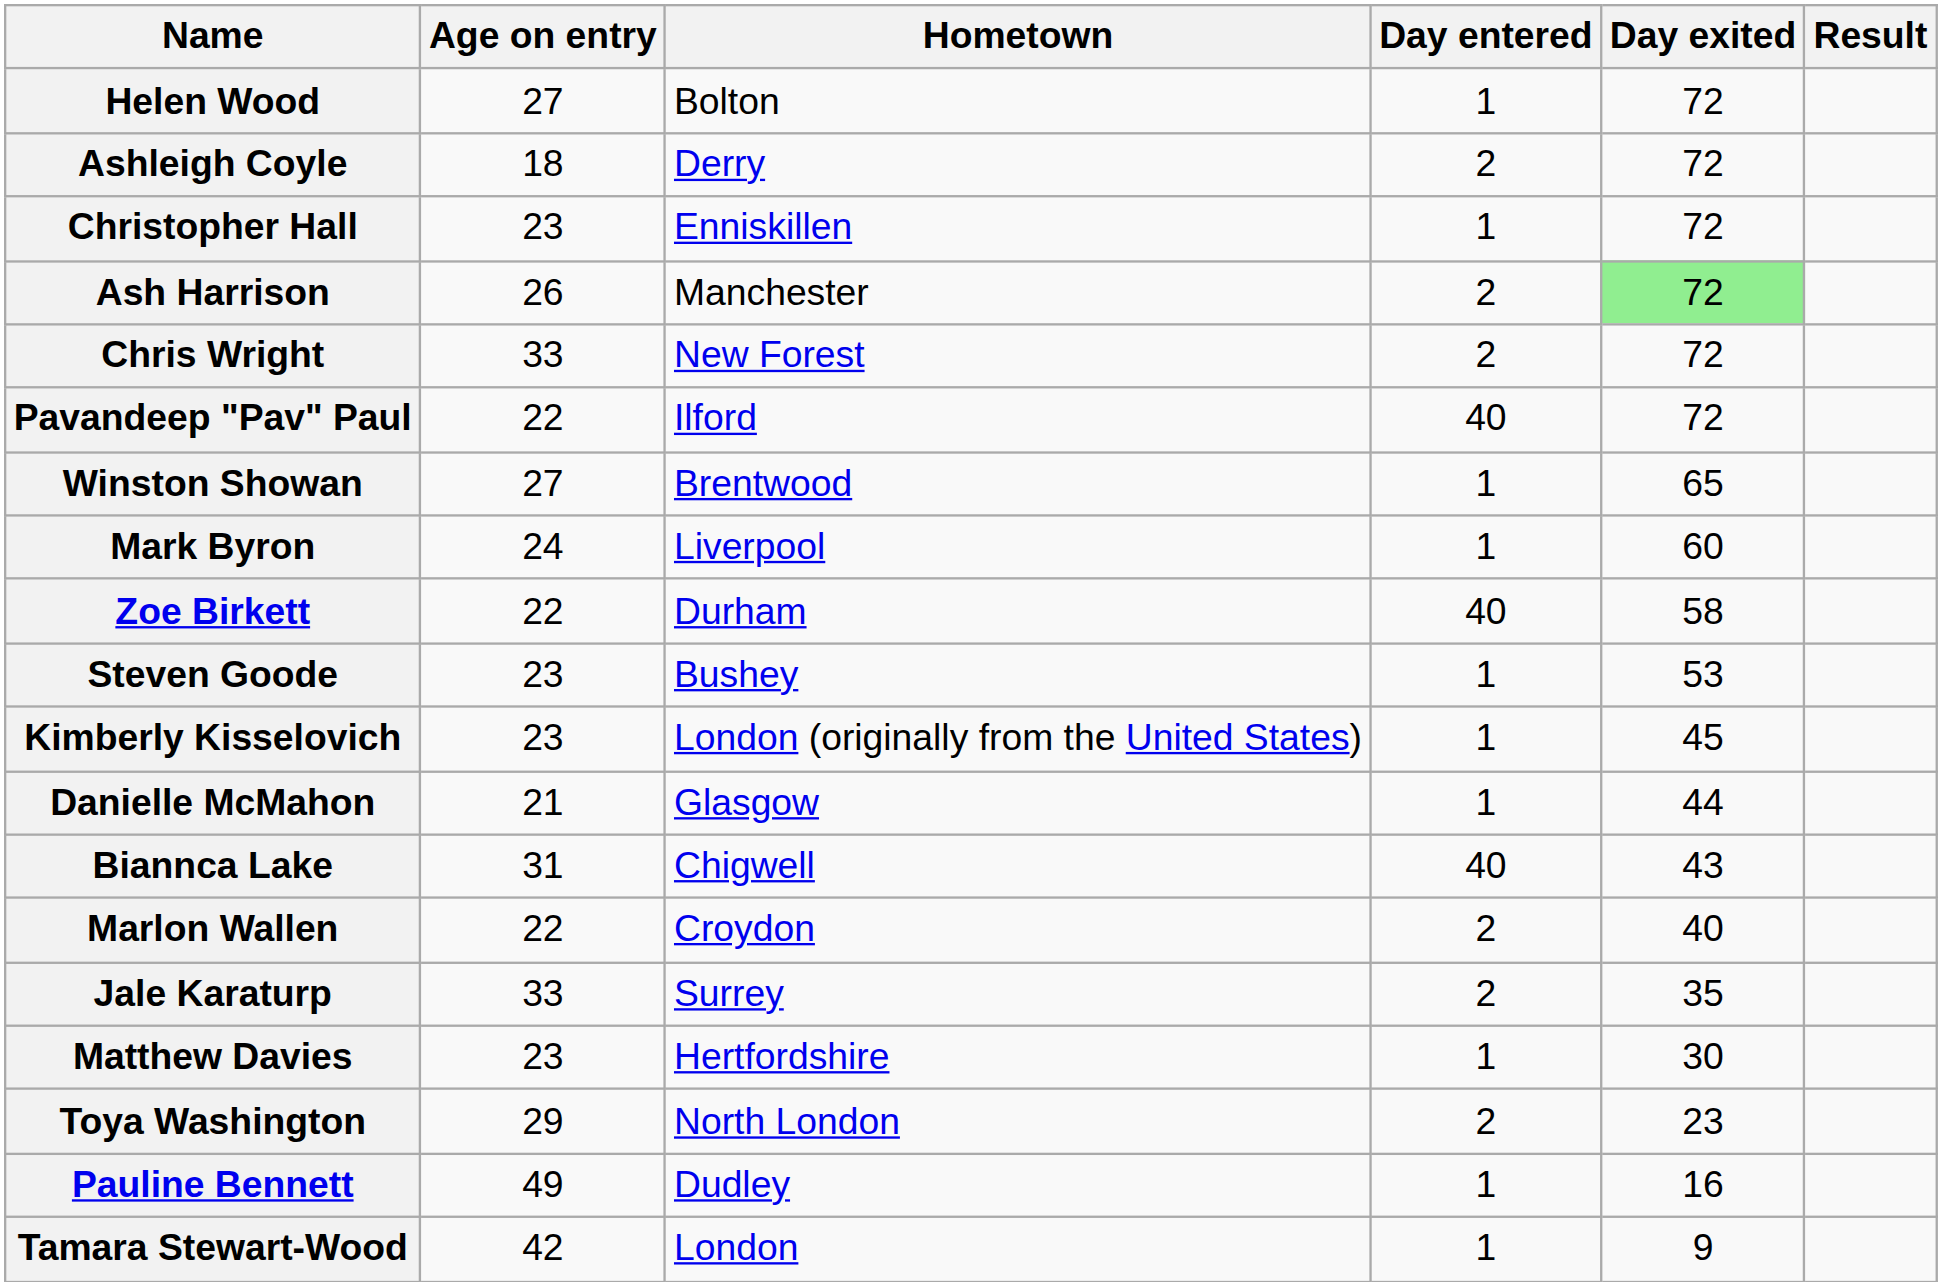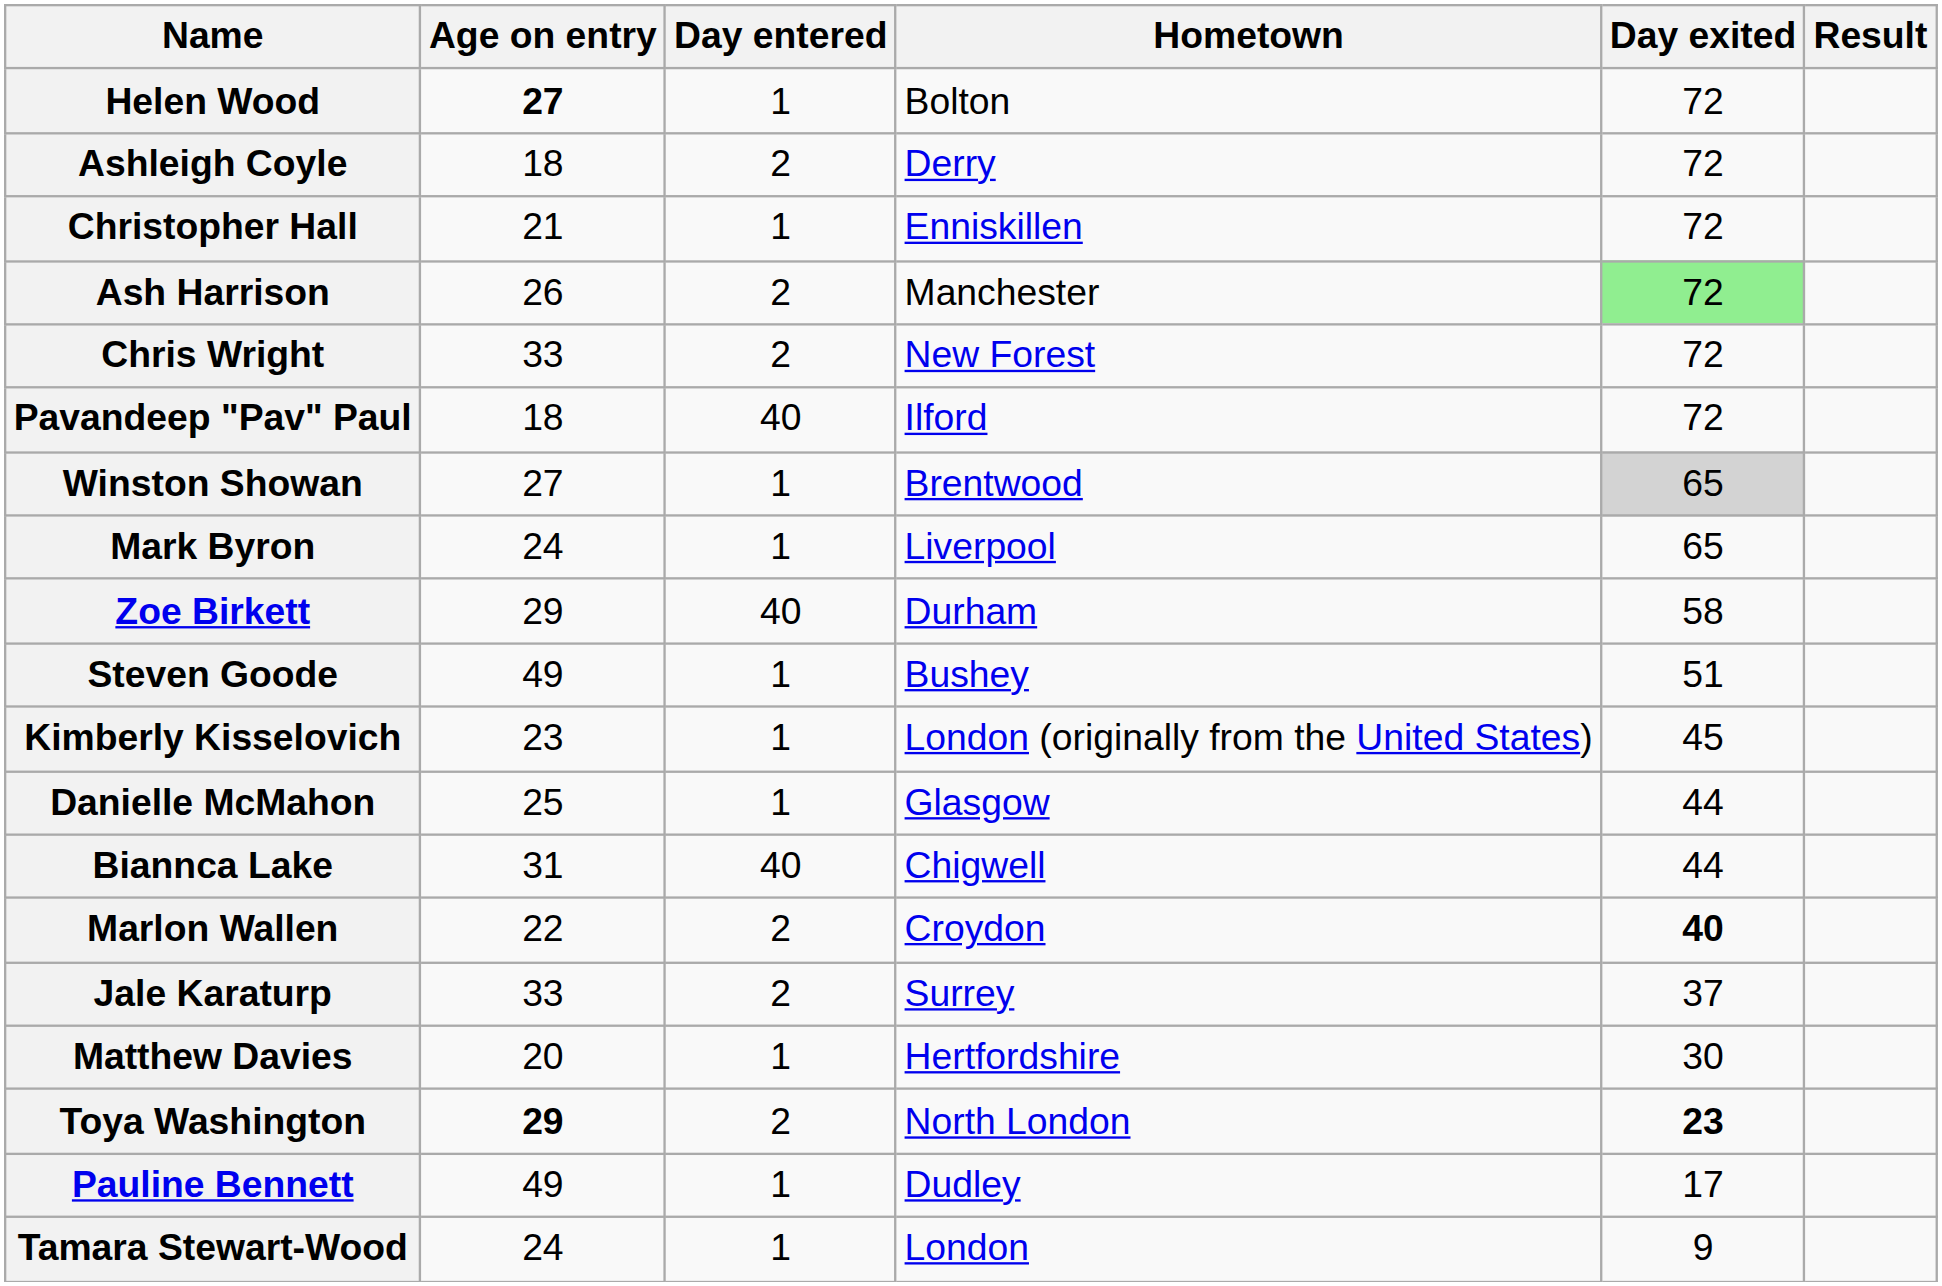columns swapped: (1018, 36) <-> (1486, 36)
(543, 100) normal -> (543, 100) bold
(543, 227) 23 -> (543, 227) 21
(543, 419) 22 -> (543, 419) 18
(1703, 482) no background -> (1703, 482) lightgrey background
(1703, 546) 60 -> (1703, 546) 65
(543, 610) 22 -> (543, 610) 29
(543, 674) 23 -> (543, 674) 49
(1703, 674) 53 -> (1703, 674) 51
(543, 801) 21 -> (543, 801) 25
(1703, 865) 43 -> (1703, 865) 44
(1703, 929) normal -> (1703, 929) bold
(1703, 993) 35 -> (1703, 993) 37
(543, 1056) 23 -> (543, 1056) 20
(543, 1120) normal -> (543, 1120) bold
(1703, 1120) normal -> (1703, 1120) bold
(1703, 1184) 16 -> (1703, 1184) 17
(543, 1248) 42 -> (543, 1248) 24
